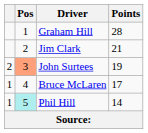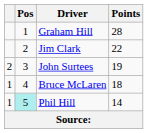(117, 49) 21 -> (117, 49) 22
(25, 66) lightsalmon background -> (25, 66) no background
(117, 84) 17 -> (117, 84) 18
